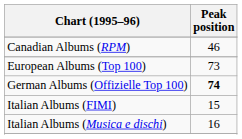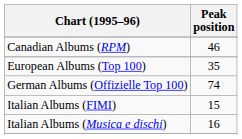(214, 66) 73 -> (214, 66) 35
(214, 85) bold -> (214, 85) normal
